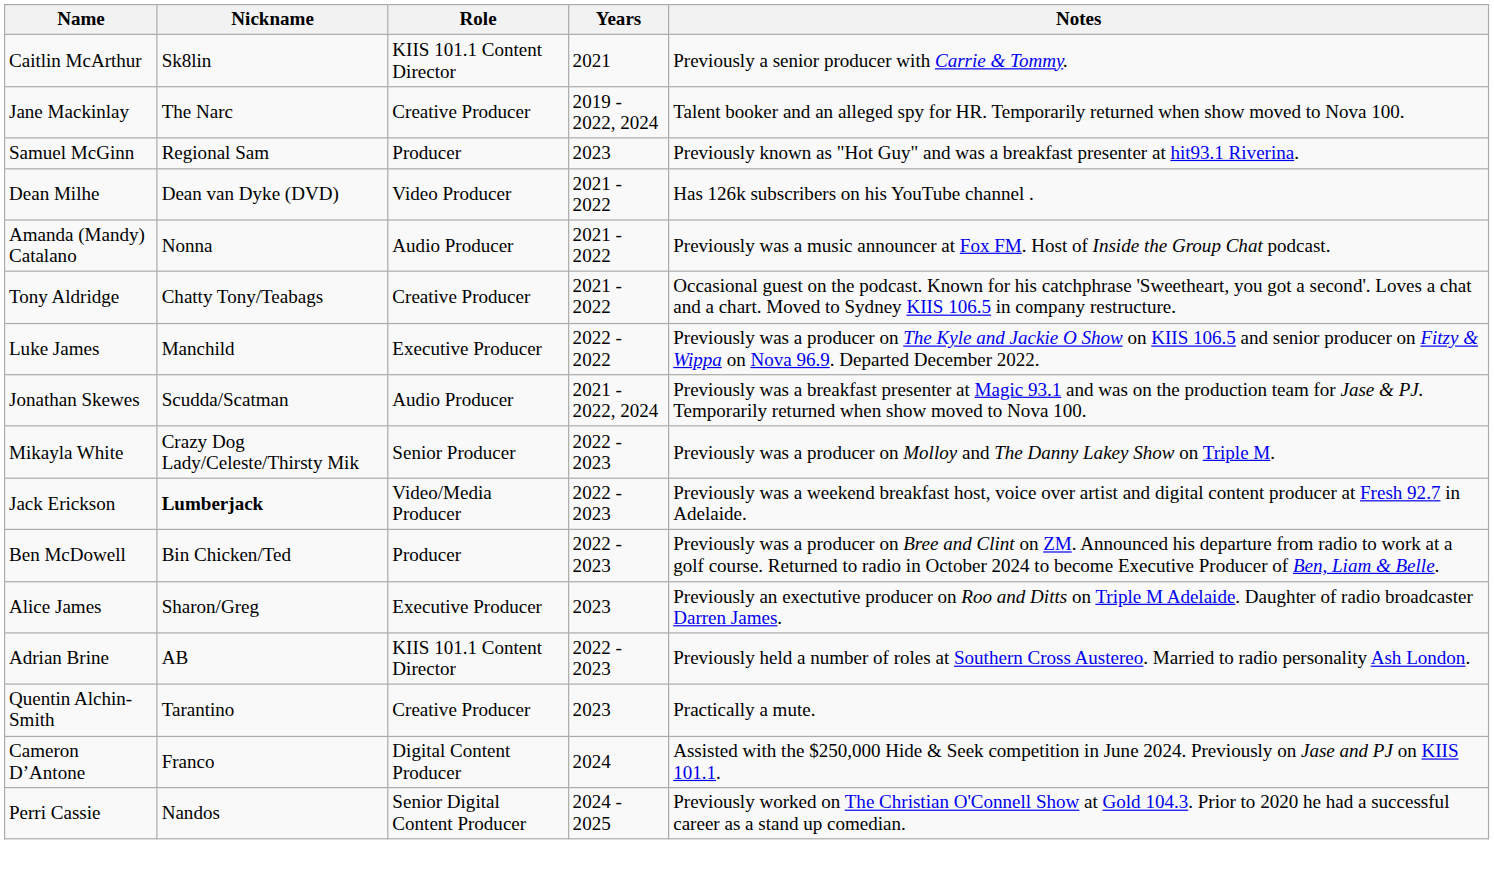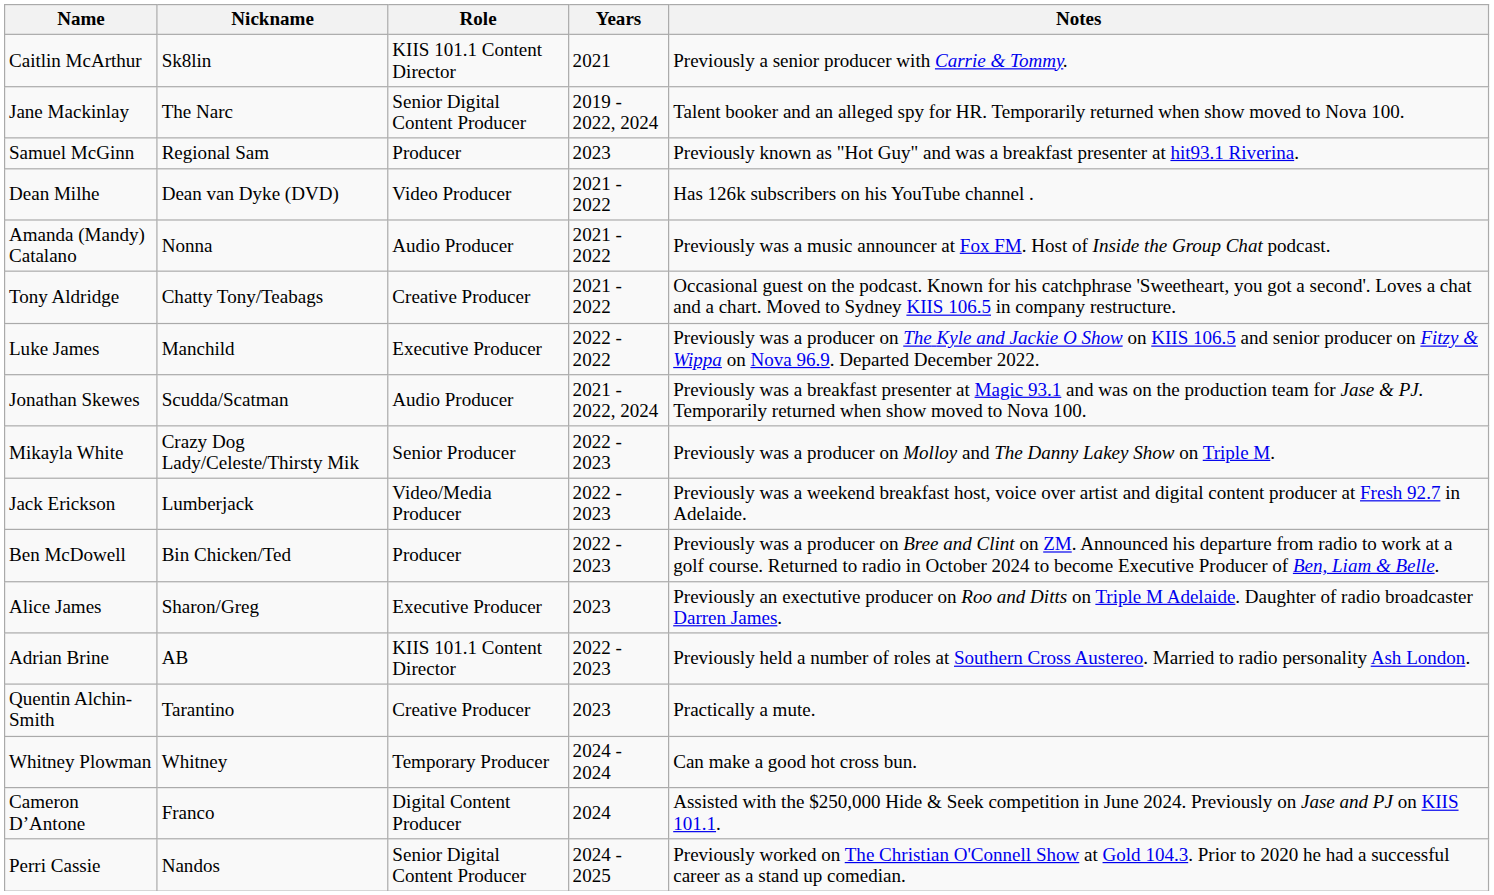(461, 112) Creative Producer -> (459, 112) Senior Digital Content Producer
(212, 503) bold -> (208, 503) normal
+ row: (80, 761)
